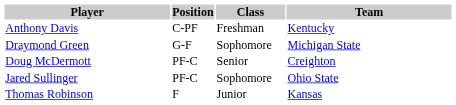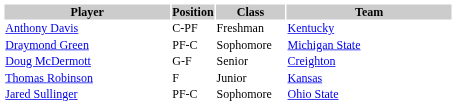(182, 45) G-F -> (185, 45) PF-C
(185, 61) PF-C -> (182, 61) G-F
rows swapped: (49, 94) <-> (41, 78)
